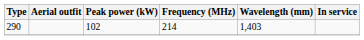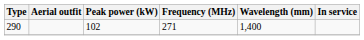(169, 27) 214 -> (169, 27) 271
(250, 27) 1,403 -> (250, 27) 1,400
